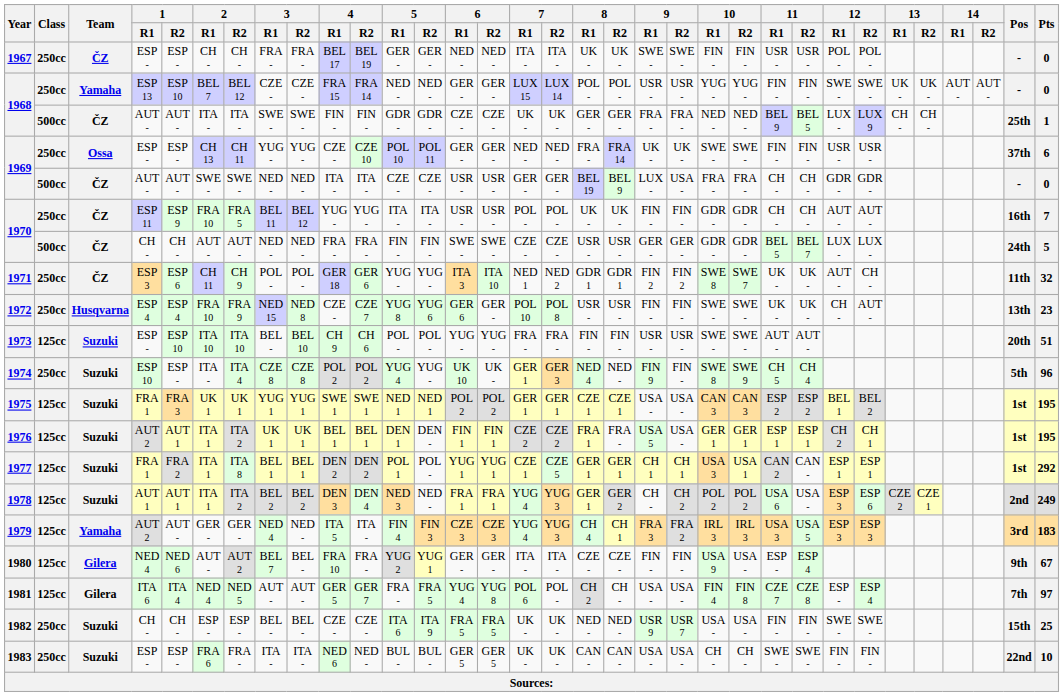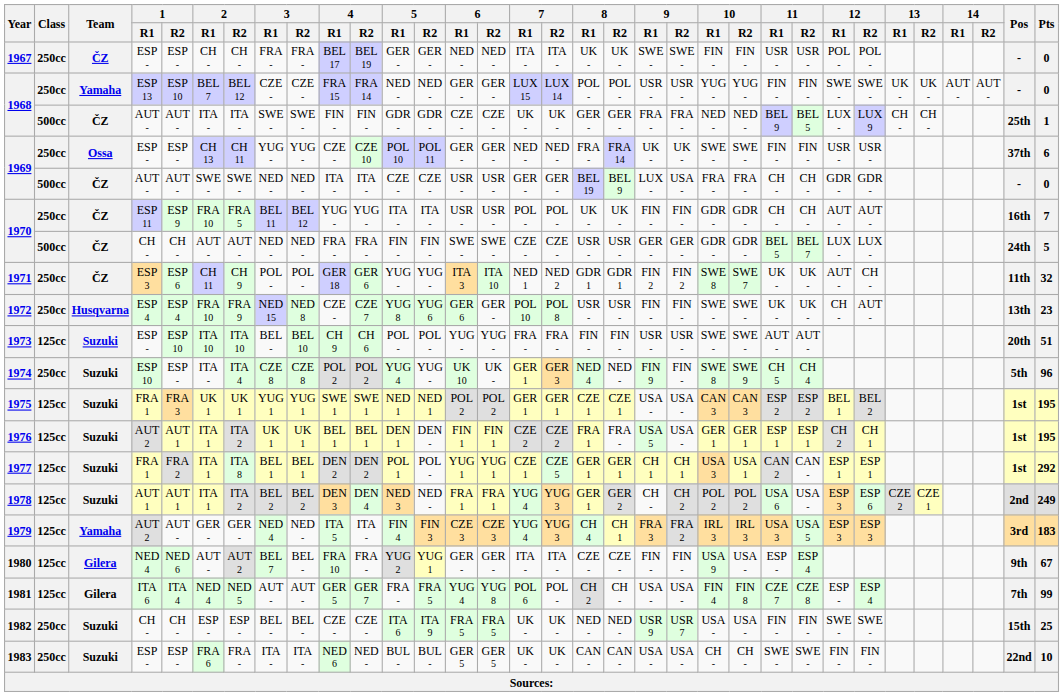(1047, 594) 97 -> (1047, 594) 99
